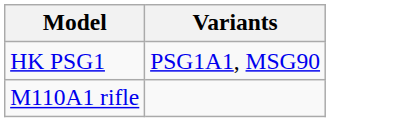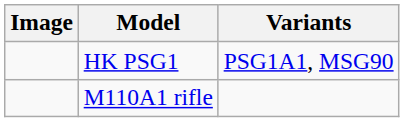+ column: (42, 23)
